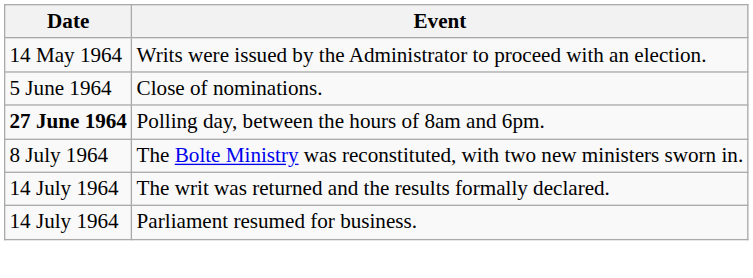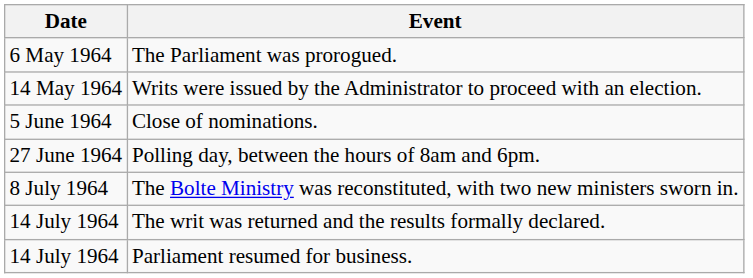+ row: (264, 54)
(68, 121) bold -> (66, 155) normal
